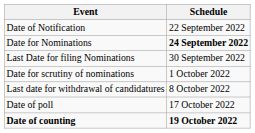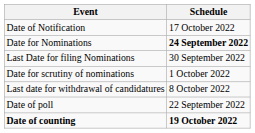(207, 27) 22 September 2022 -> (202, 27) 17 October 2022
(202, 105) 17 October 2022 -> (207, 105) 22 September 2022
